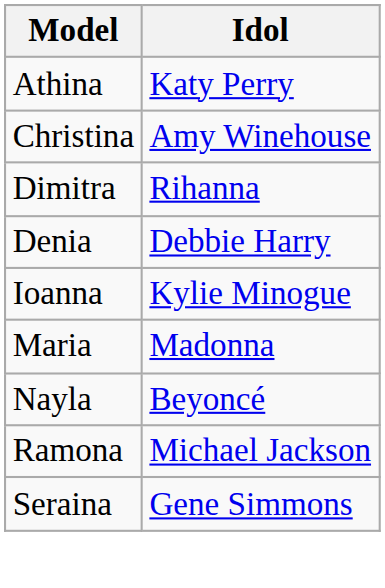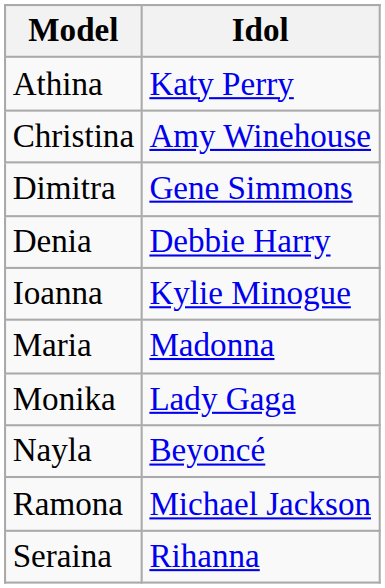(205, 188) Rihanna -> (251, 188) Gene Simmons
+ row: (64, 398)
(251, 503) Gene Simmons -> (205, 556) Rihanna
